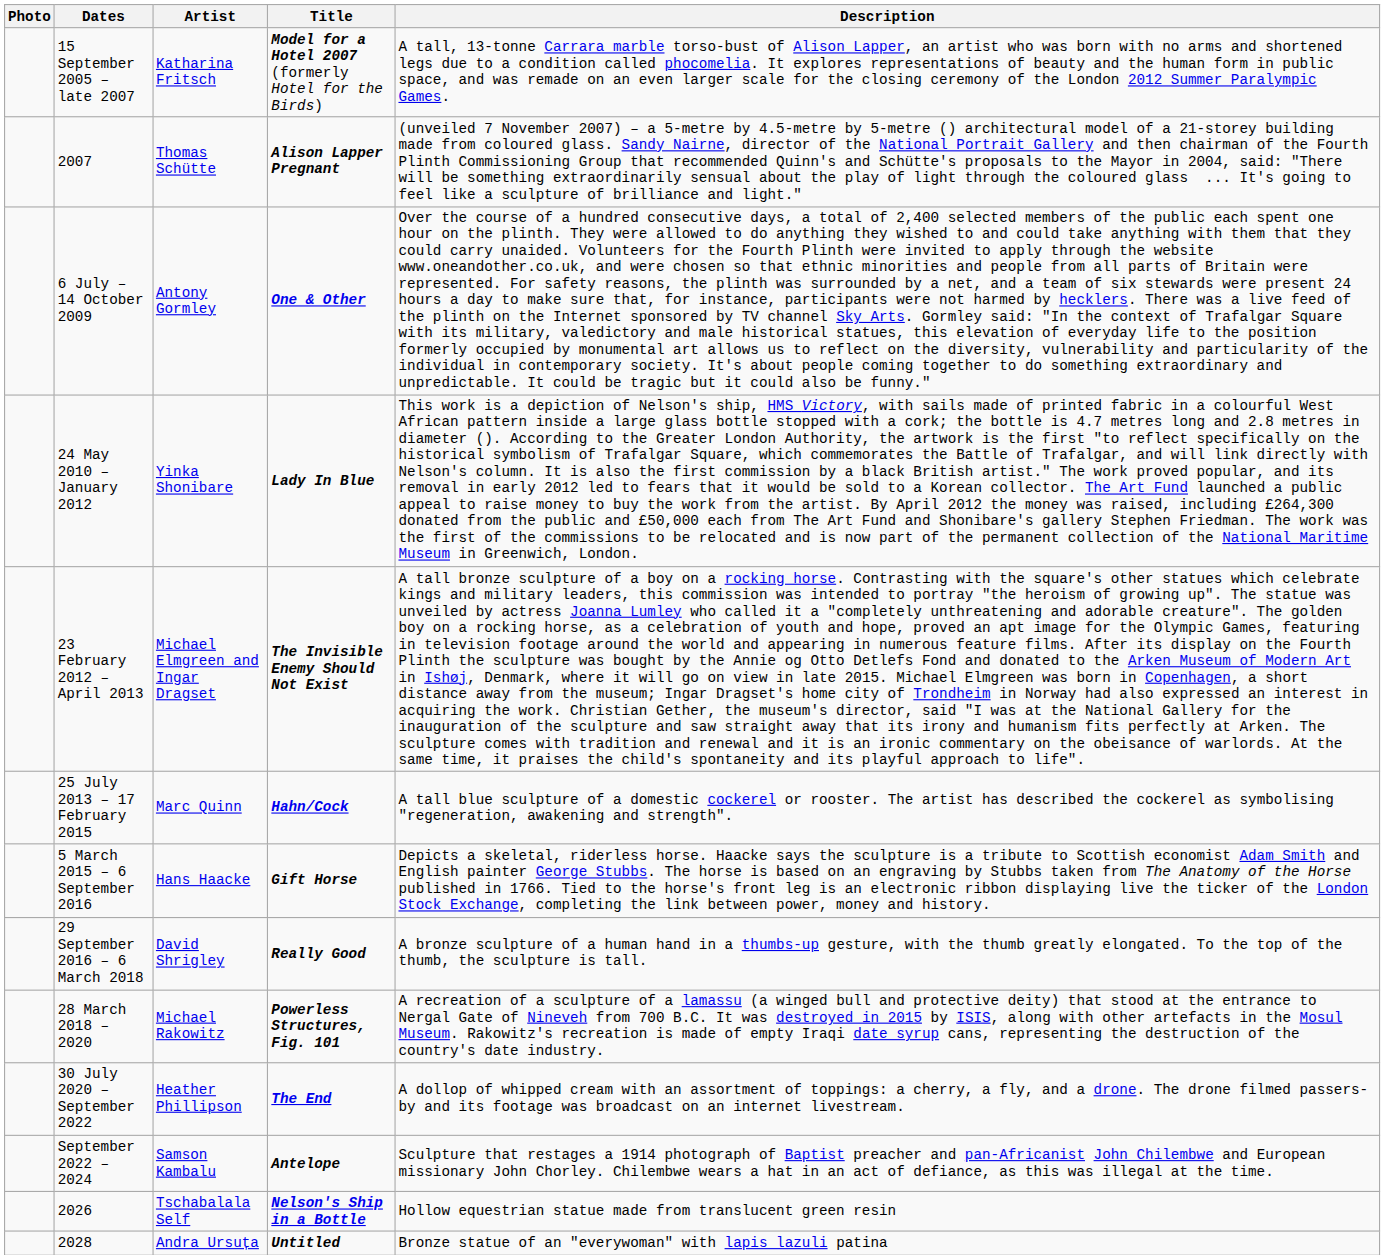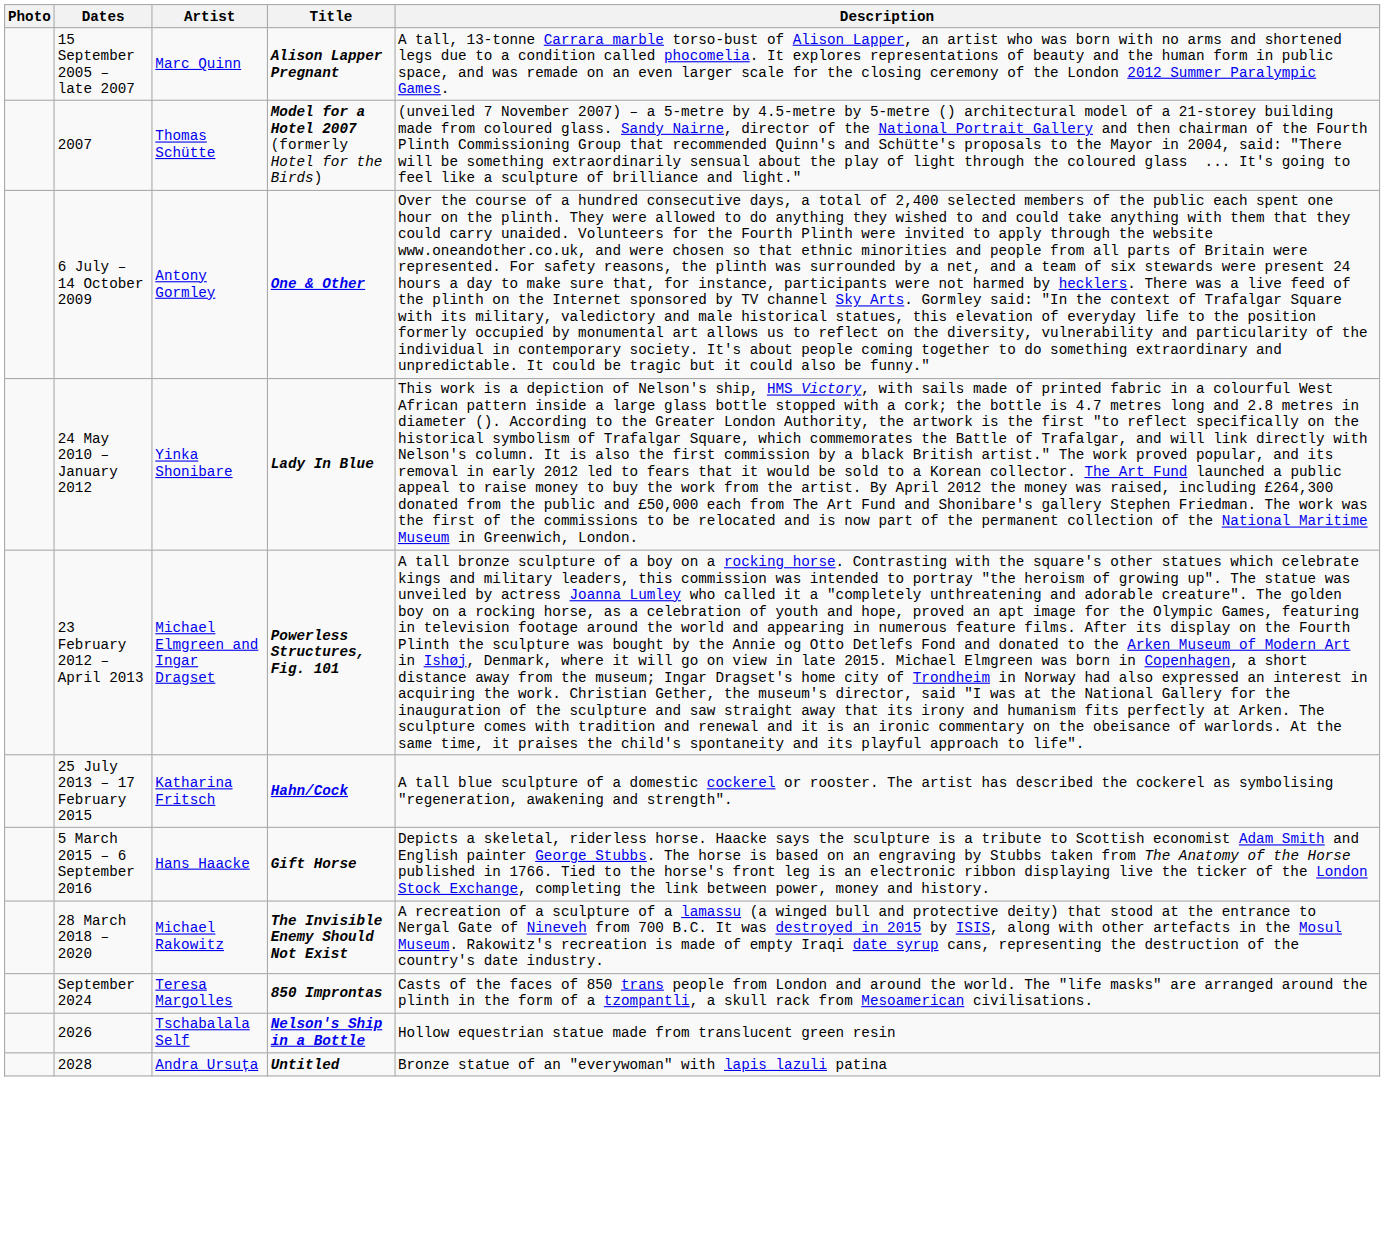(195, 73) Katharina Fritsch -> (198, 64) Marc Quinn
(327, 73) Model for a Hotel 2007 (formerly Hotel for the Birds) -> (327, 64) Alison Lapper Pregnant
(327, 162) Alison Lapper Pregnant -> (327, 145) Model for a Hotel 2007 (formerly Hotel for the Birds)
(327, 669) The Invisible Enemy Should Not Exist -> (318, 652) Powerless Structures, Fig. 101
(199, 808) Marc Quinn -> (194, 791) Katharina Fritsch
- row: (101, 953)
(319, 1026) Powerless Structures, Fig. 101 -> (327, 937) The Invisible Enemy Should Not Exist
- row: (96, 1099)
- row: (96, 1164)
+ row: (96, 993)
